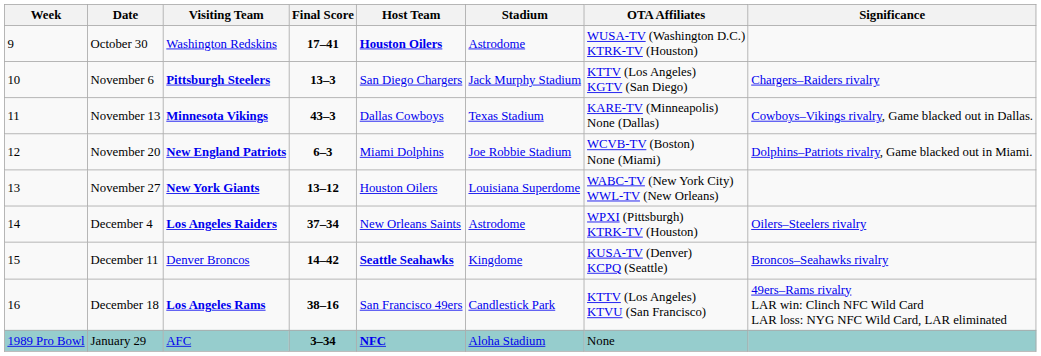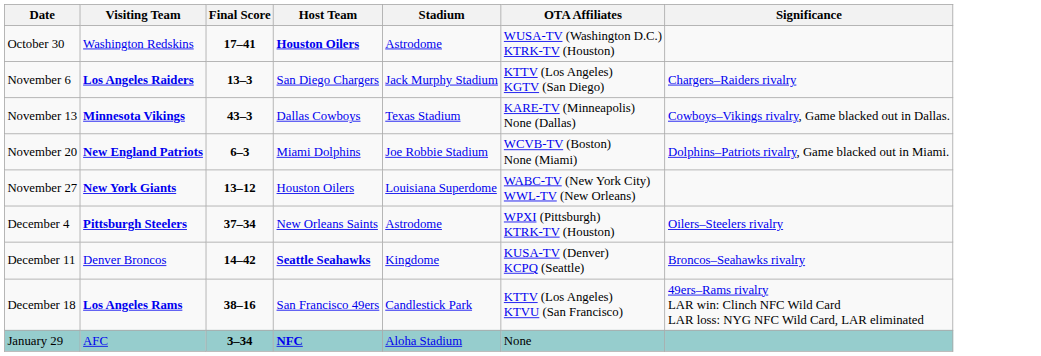- column: (46, 15)
(218, 79) Pittsburgh Steelers -> (138, 79) Los Angeles Raiders
(222, 224) Los Angeles Raiders -> (135, 224) Pittsburgh Steelers
